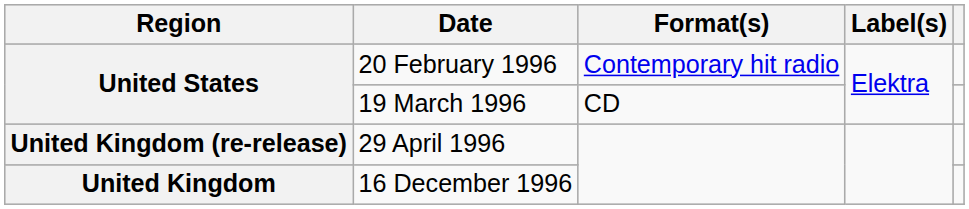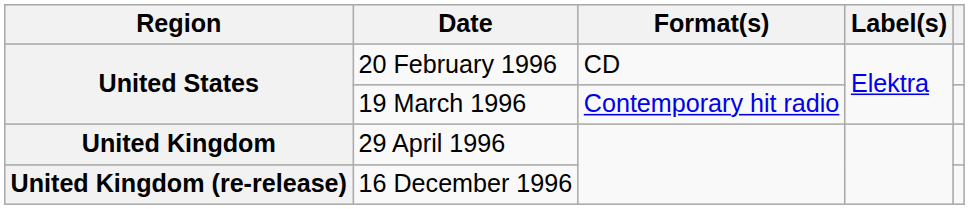(712, 64) Contemporary hit radio -> (602, 64) CD
(602, 104) CD -> (712, 104) Contemporary hit radio
(179, 143) United Kingdom (re-release) -> (179, 143) United Kingdom
(179, 183) United Kingdom -> (179, 183) United Kingdom (re-release)
